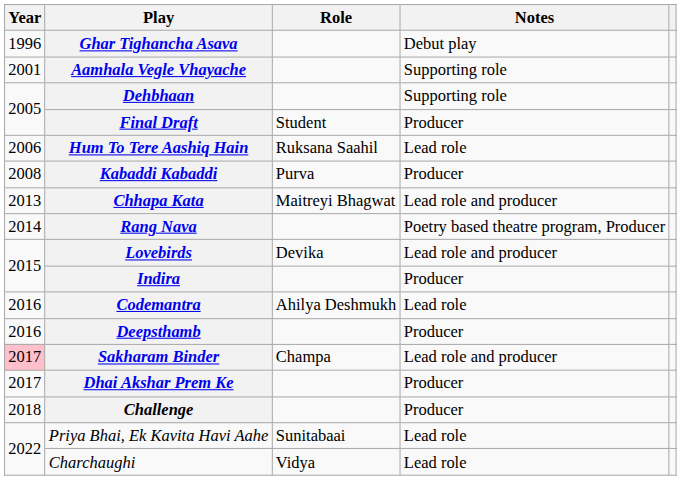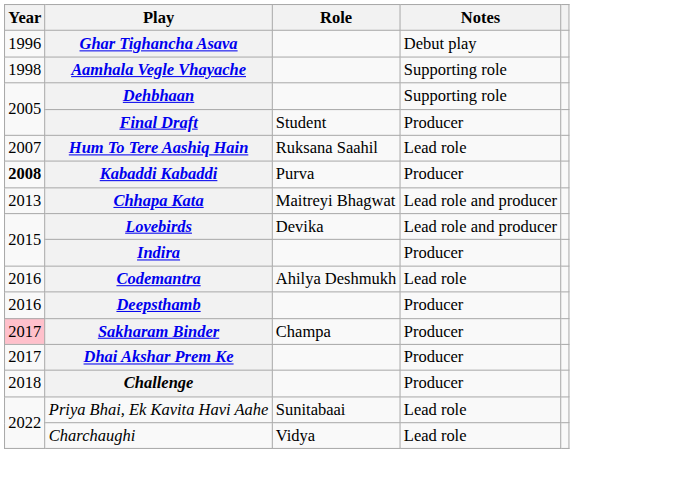(25, 69) 2001 -> (25, 69) 1998
(25, 148) 2006 -> (25, 148) 2007
(25, 174) normal -> (25, 174) bold
- row: (159, 226)
(480, 357) Lead role and producer -> (434, 331) Producer
